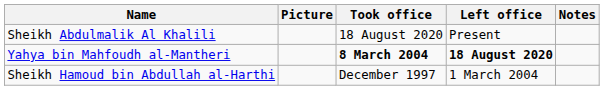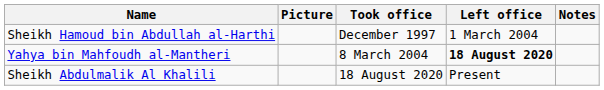rows swapped: (141, 75) <-> (112, 35)
(384, 55) bold -> (384, 55) normal
